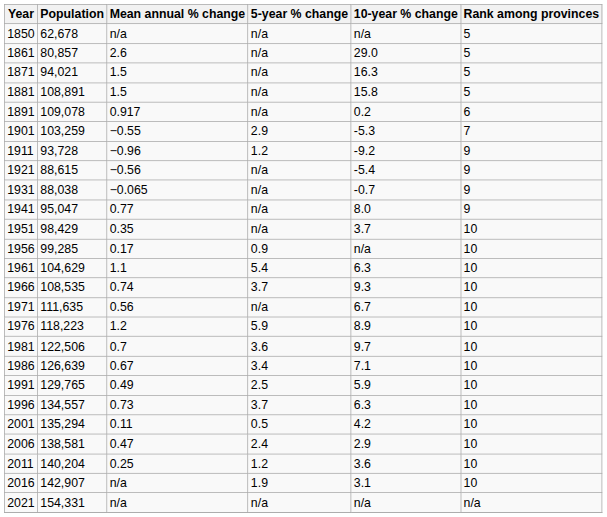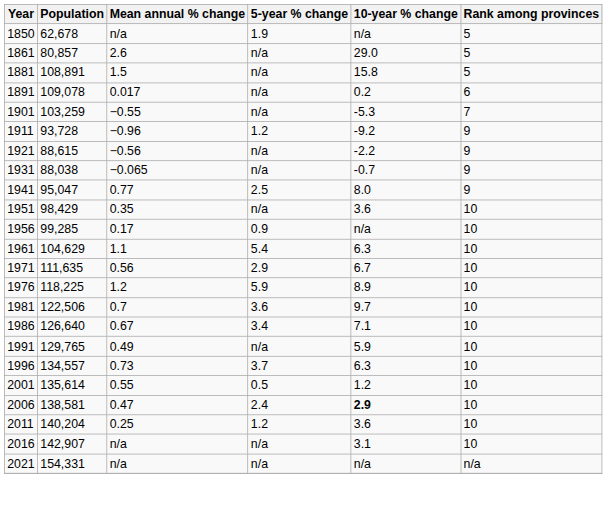(259, 33) n/a -> (259, 33) 1.9
- row: (21, 72)
(125, 111) 0.917 -> (125, 92) 0.017
(259, 131) 2.9 -> (259, 111) n/a
(364, 170) -5.4 -> (364, 151) -2.2
(259, 209) n/a -> (259, 190) 2.5
(362, 229) 3.7 -> (362, 209) 3.6
- row: (21, 287)
(259, 307) n/a -> (259, 268) 2.9
(62, 326) 118,223 -> (62, 287) 118,225
(63, 365) 126,639 -> (63, 326) 126,640
(259, 385) 2.5 -> (259, 346) n/a
(63, 424) 135,294 -> (63, 385) 135,614
(121, 424) 0.11 -> (122, 385) 0.55
(362, 424) 4.2 -> (362, 385) 1.2
(362, 444) normal -> (362, 405) bold
(259, 483) 1.9 -> (259, 444) n/a
